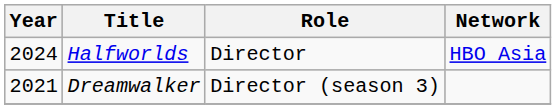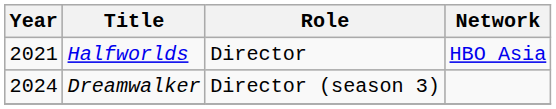(34, 54) 2024 -> (34, 54) 2021
(34, 87) 2021 -> (34, 87) 2024
